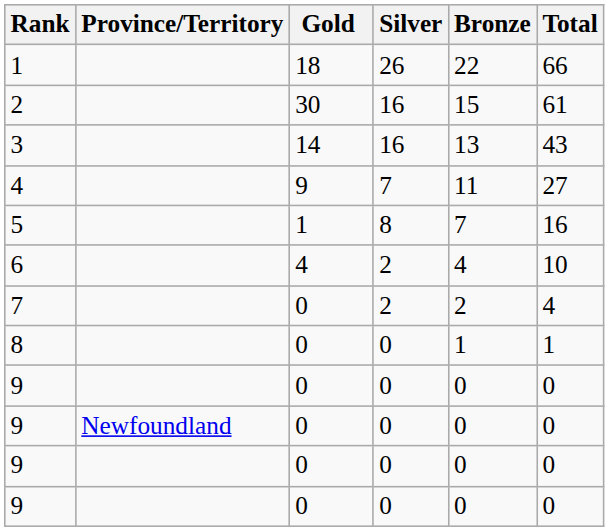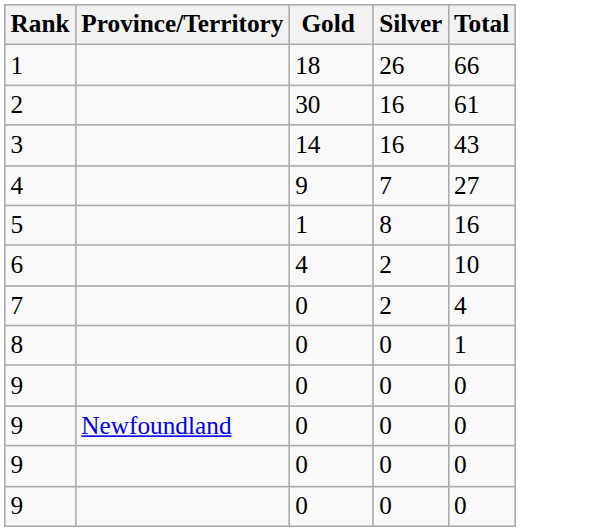- column: (492, 24)
